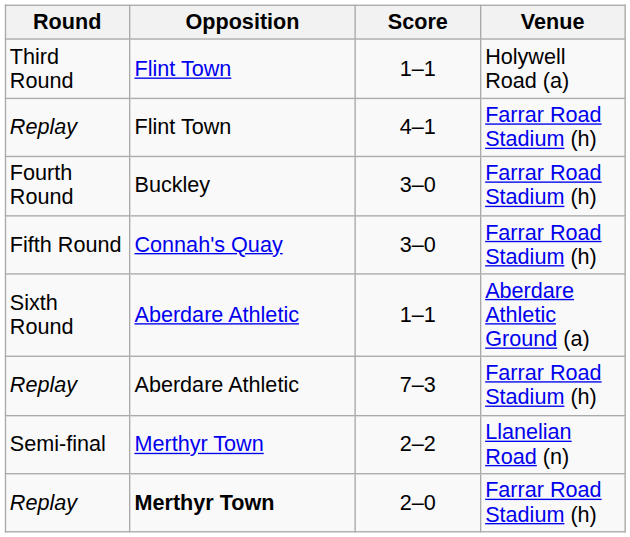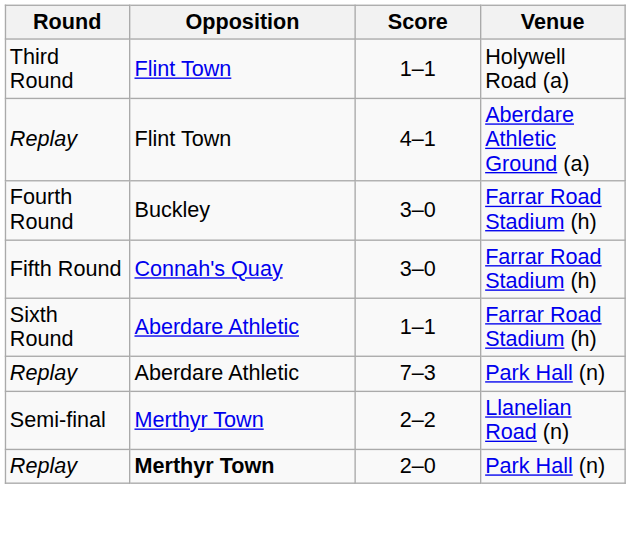(543, 127) Farrar Road Stadium (h) -> (537, 139) Aberdare Athletic Ground (a)
(537, 315) Aberdare Athletic Ground (a) -> (543, 327) Farrar Road Stadium (h)
(543, 385) Farrar Road Stadium (h) -> (545, 373) Park Hall (n)
(543, 502) Farrar Road Stadium (h) -> (545, 466) Park Hall (n)
